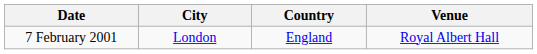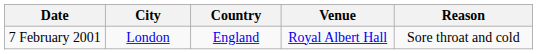+ column: (463, 15)
